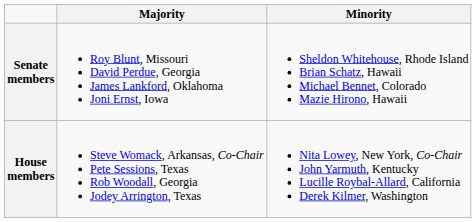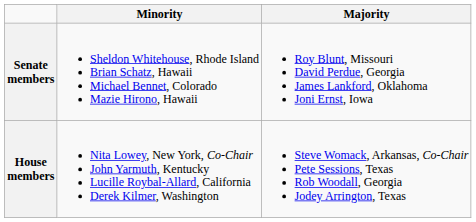columns swapped: (162, 14) <-> (369, 14)
